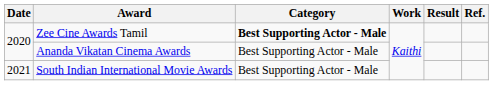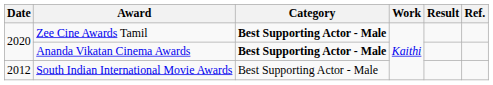(308, 51) normal -> (312, 51) bold
(19, 70) 2021 -> (19, 70) 2012
